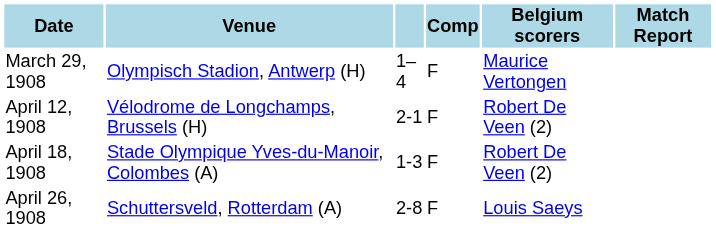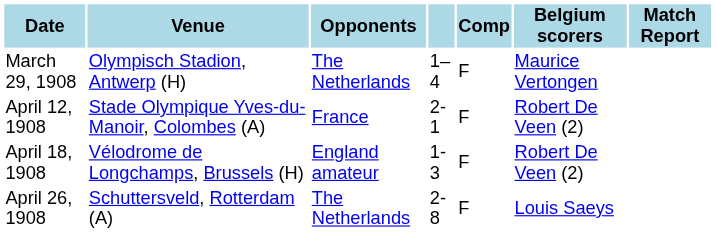+ column: (368, 25)
(221, 117) Vélodrome de Longchamps, Brussels (H) -> (197, 117) Stade Olympique Yves-du-Manoir, Colombes (A)
(245, 162) Stade Olympique Yves-du-Manoir, Colombes (A) -> (196, 162) Vélodrome de Longchamps, Brussels (H)
